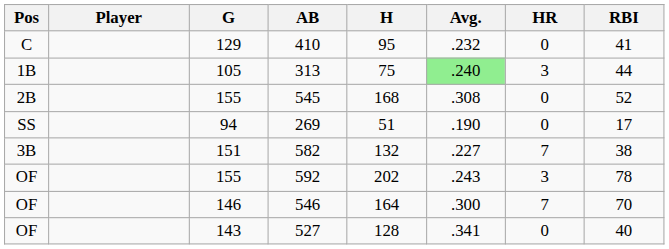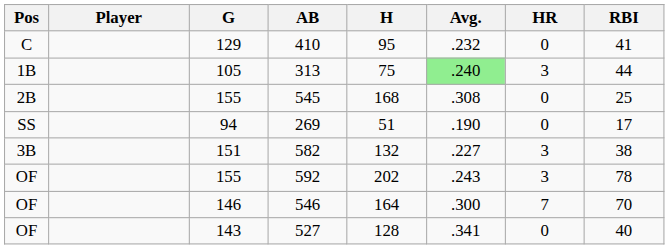(624, 97) 52 -> (624, 97) 25
(545, 151) 7 -> (545, 151) 3
